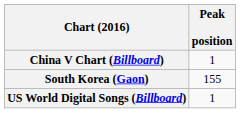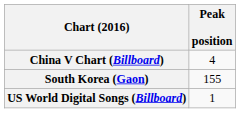(212, 60) 1 -> (212, 60) 4
